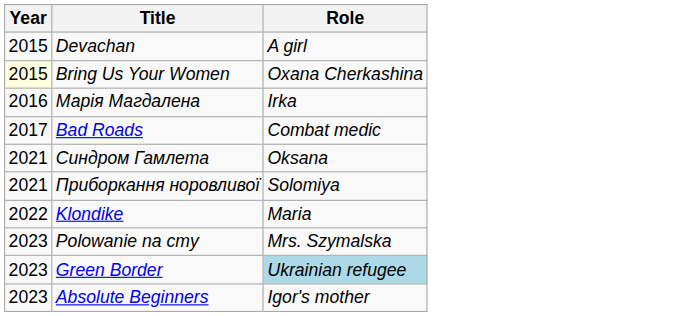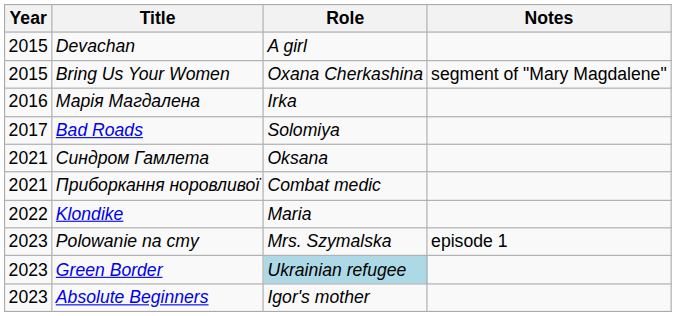+ column: (549, 18)
(28, 74) lightyellow background -> (28, 74) no background
(324, 130) Combat medic -> (304, 130) Solomiya
(304, 185) Solomiya -> (324, 185) Combat medic
